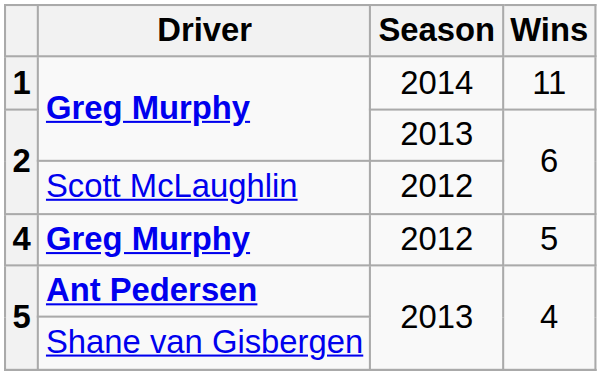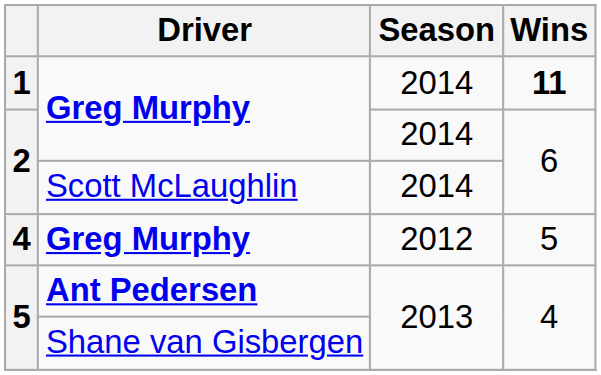(549, 82) normal -> (549, 82) bold
(437, 134) 2013 -> (437, 134) 2014
(437, 186) 2012 -> (437, 186) 2014
